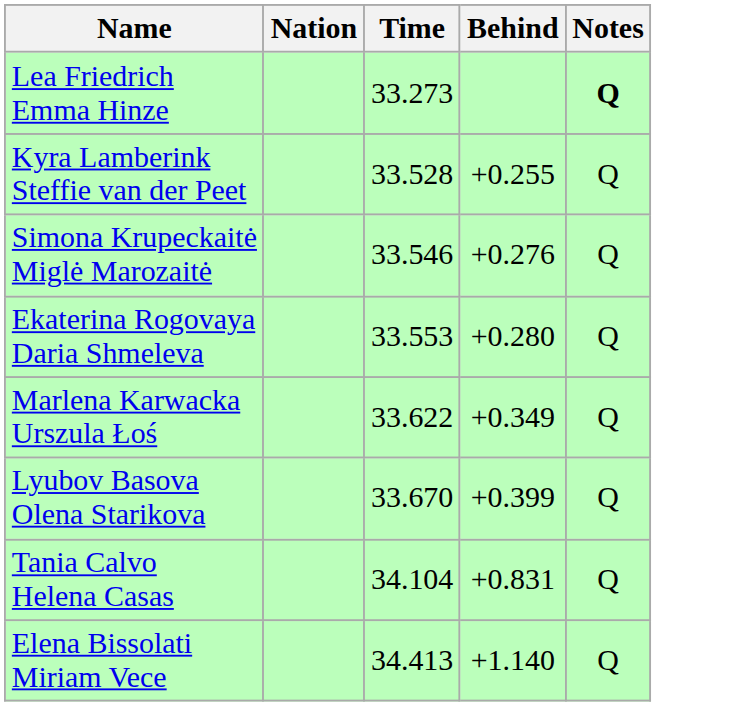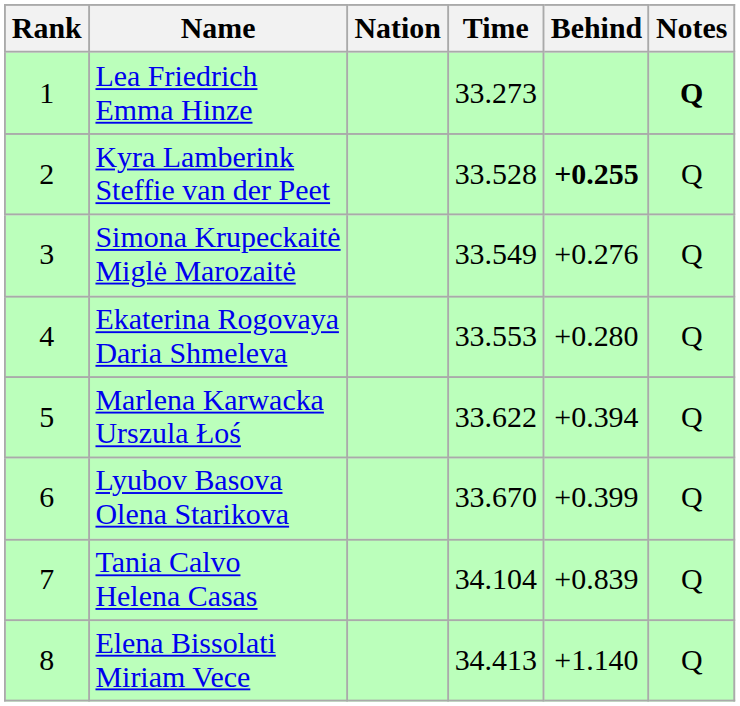+ column: (47, 28)
(513, 173) normal -> (596, 173) bold
(412, 254) 33.546 -> (496, 254) 33.549
(513, 416) +0.349 -> (596, 416) +0.394
(513, 579) +0.831 -> (596, 579) +0.839
